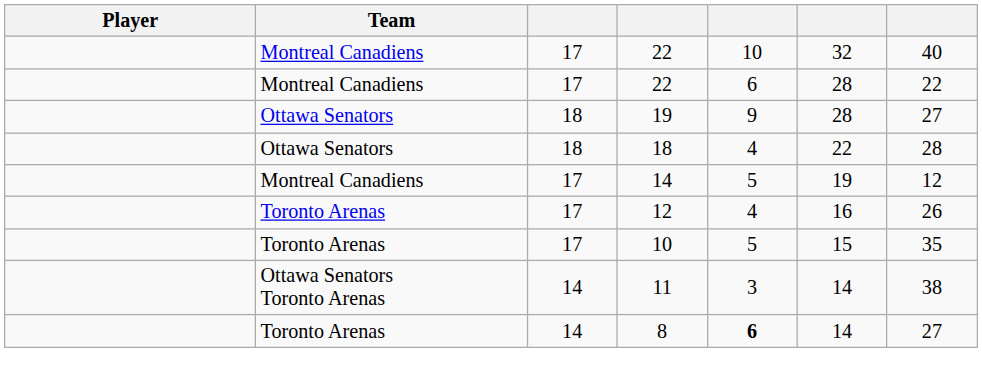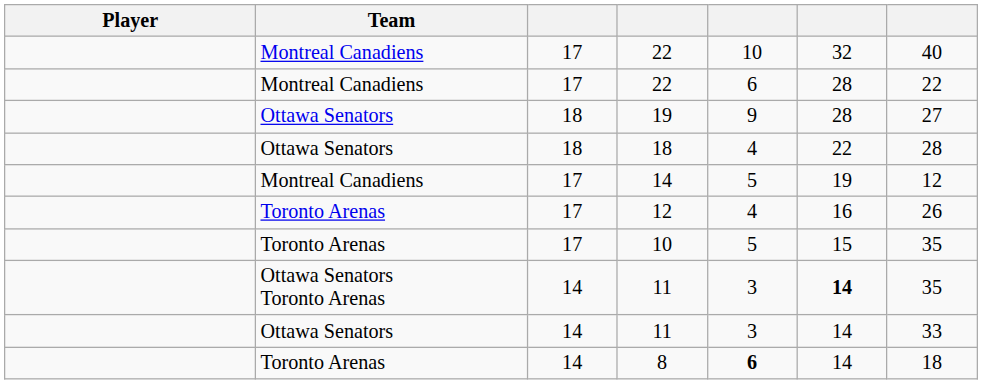(842, 287) normal -> (842, 287) bold
(932, 287) 38 -> (932, 287) 35
+ row: (327, 330)
(932, 330) 27 -> (932, 362) 18
